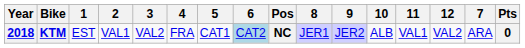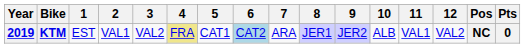columns swapped: (480, 14) <-> (283, 14)
(21, 33) 2018 -> (21, 33) 2019
(182, 33) no background -> (182, 33) khaki background
